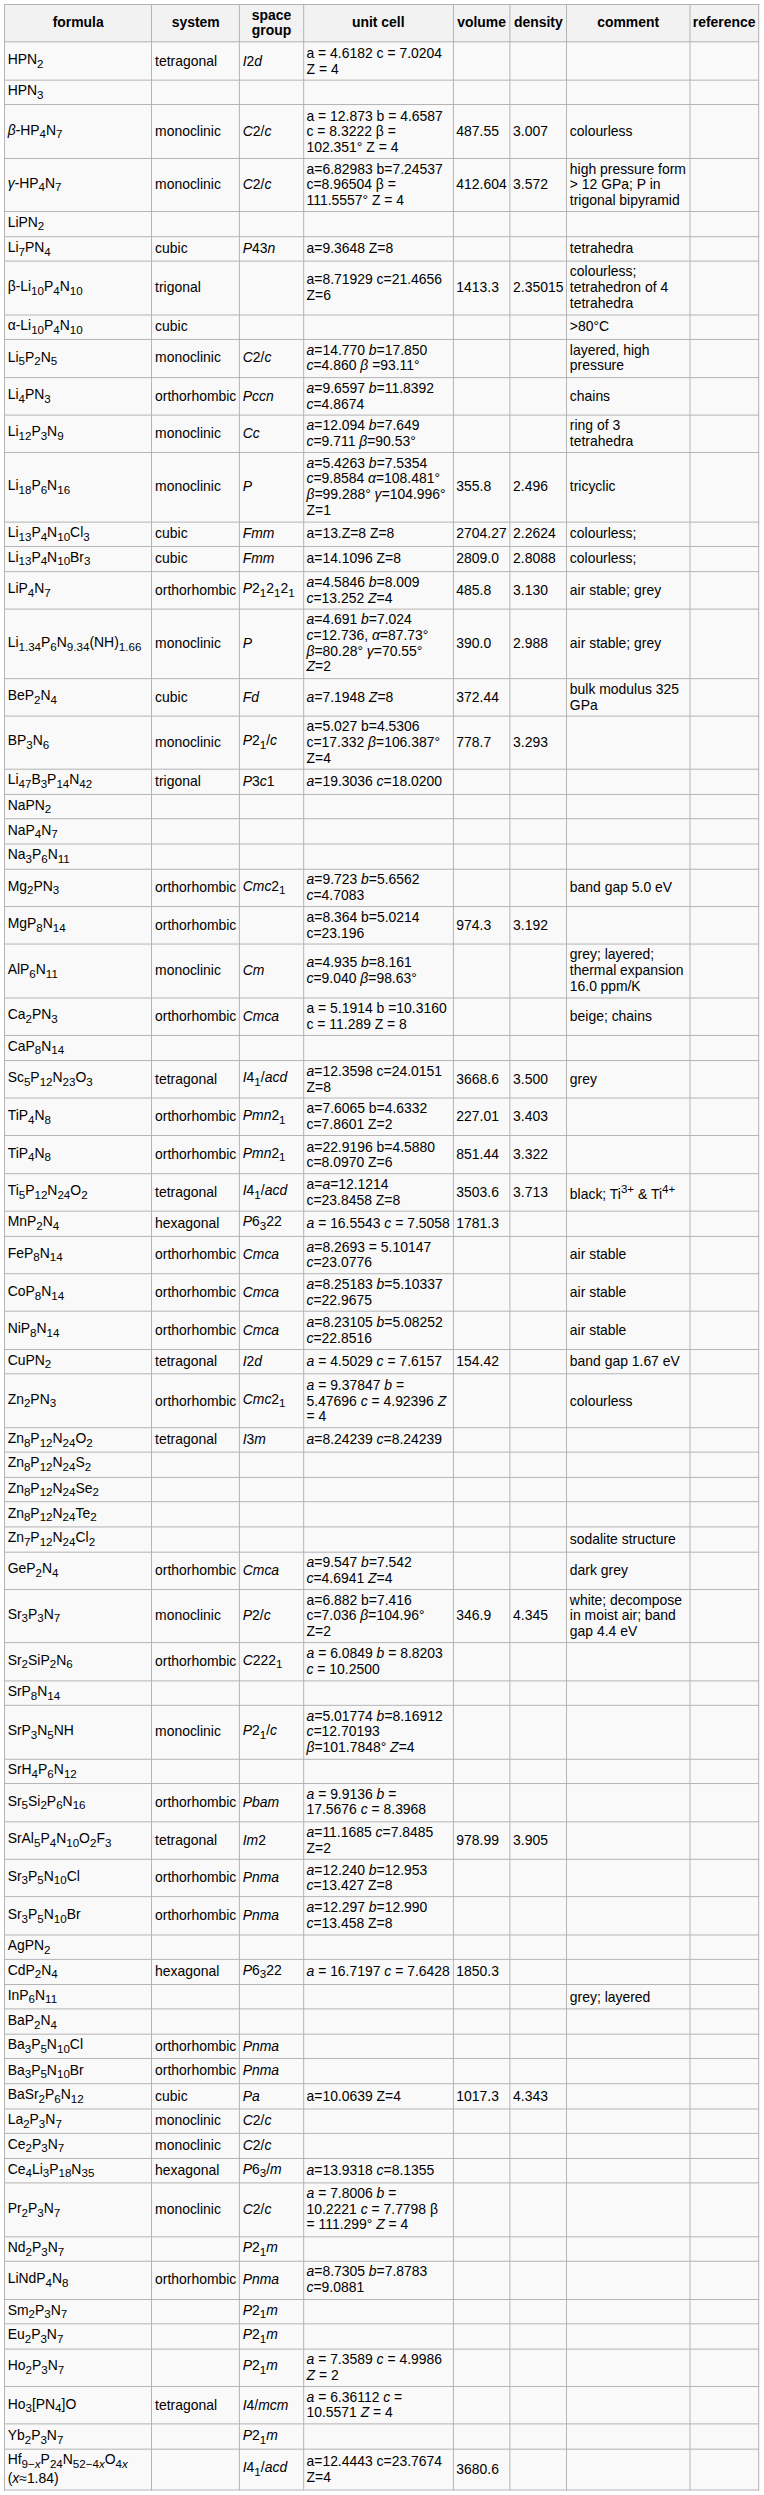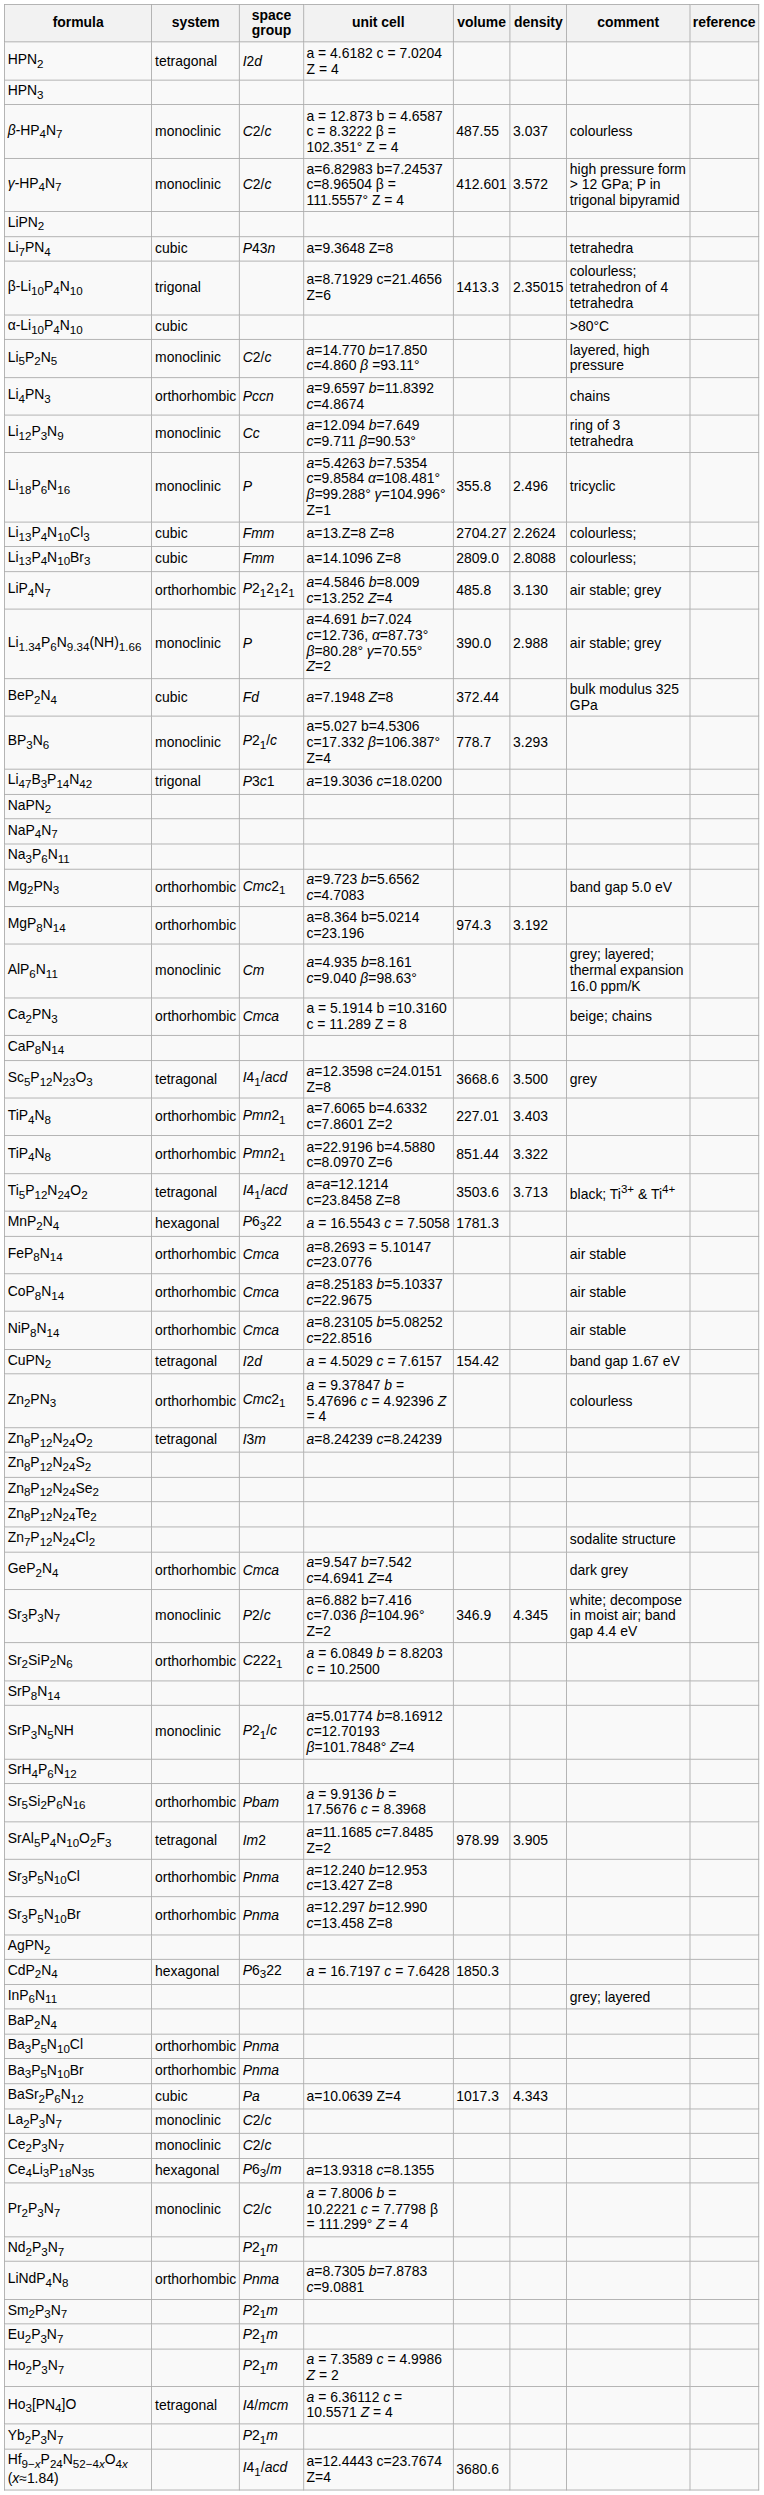(531, 131) 3.007 -> (531, 131) 3.037
(482, 184) 412.604 -> (482, 184) 412.601
